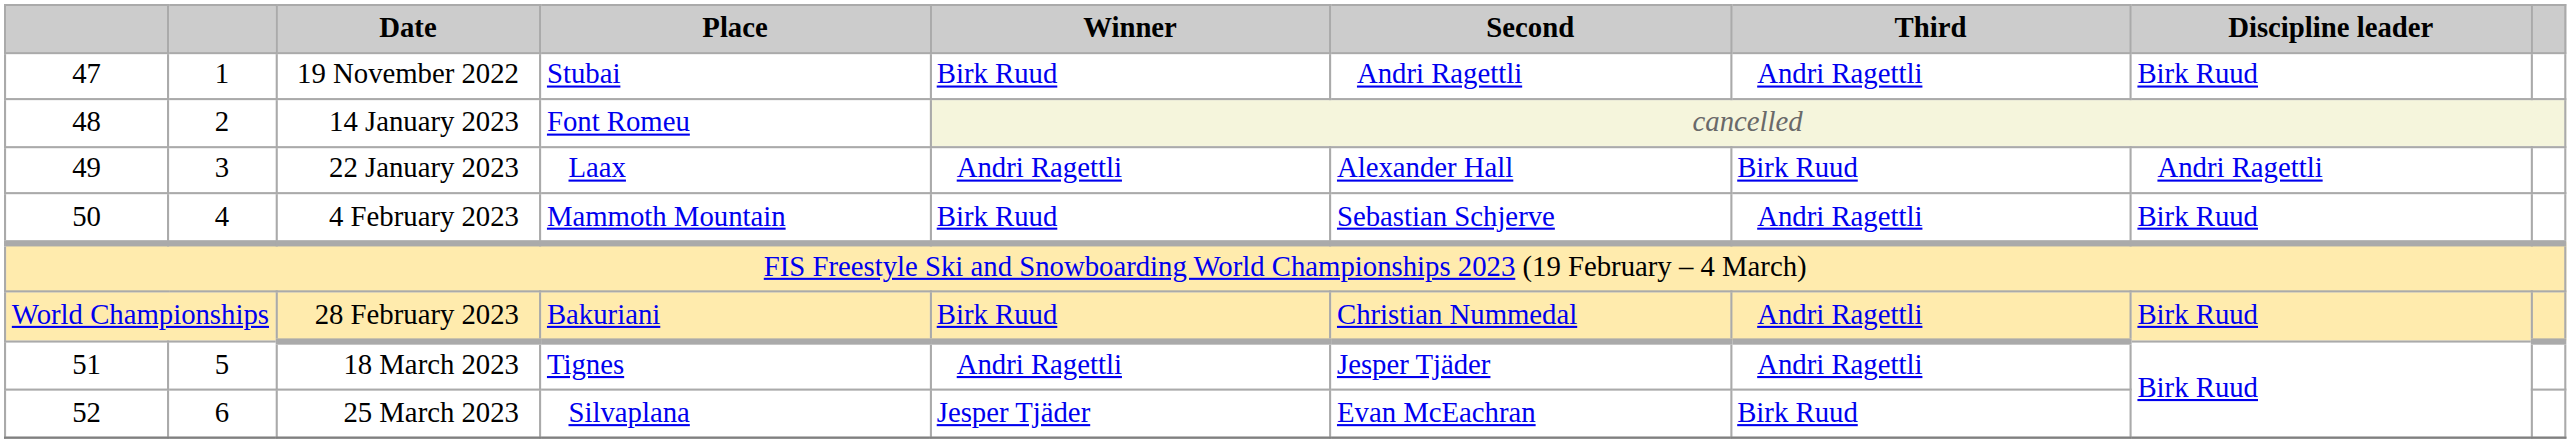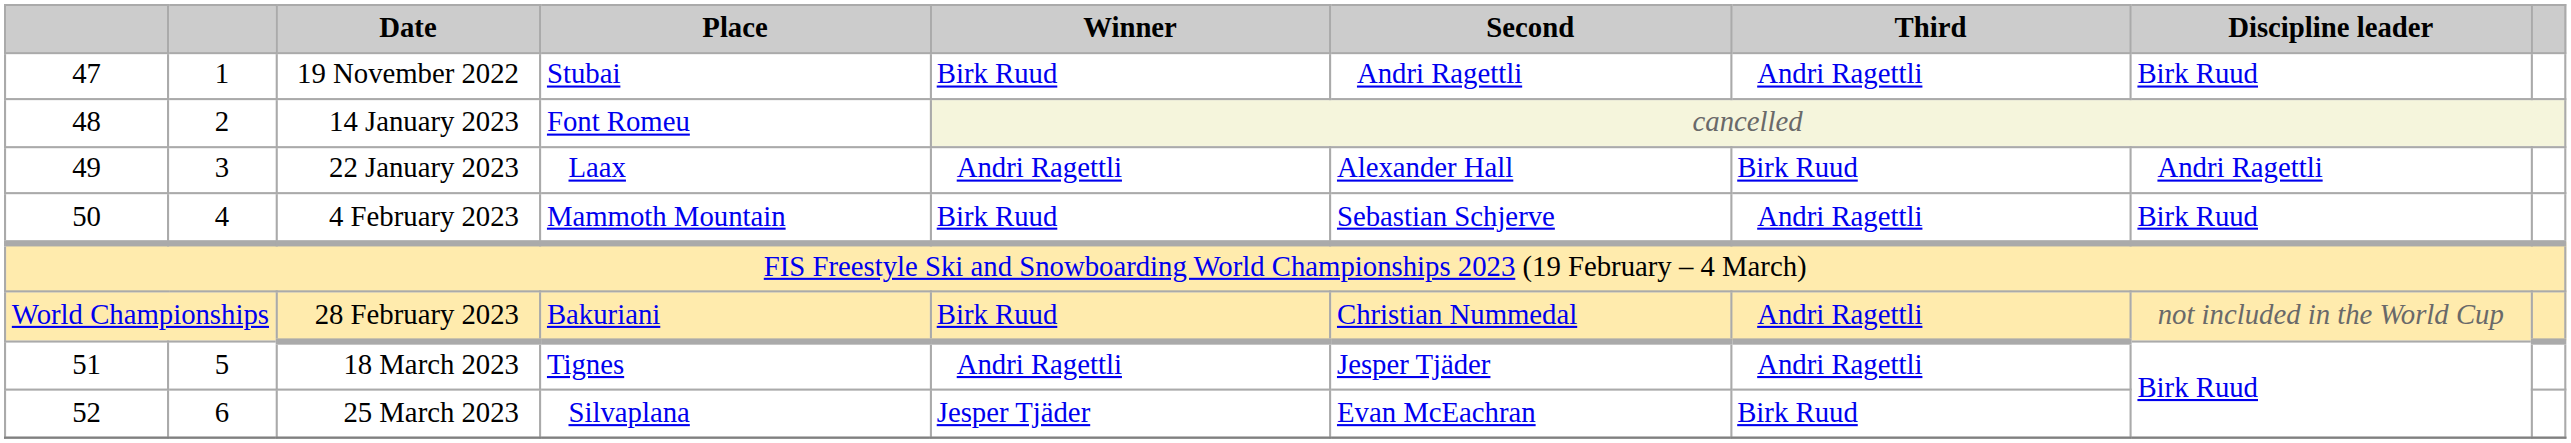(2198, 315) Birk Ruud -> (2331, 315) not included in the World Cup
